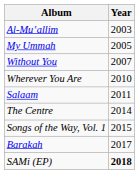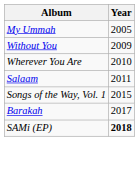- row: (32, 29)
(121, 62) 2007 -> (121, 45) 2009
- row: (30, 111)
